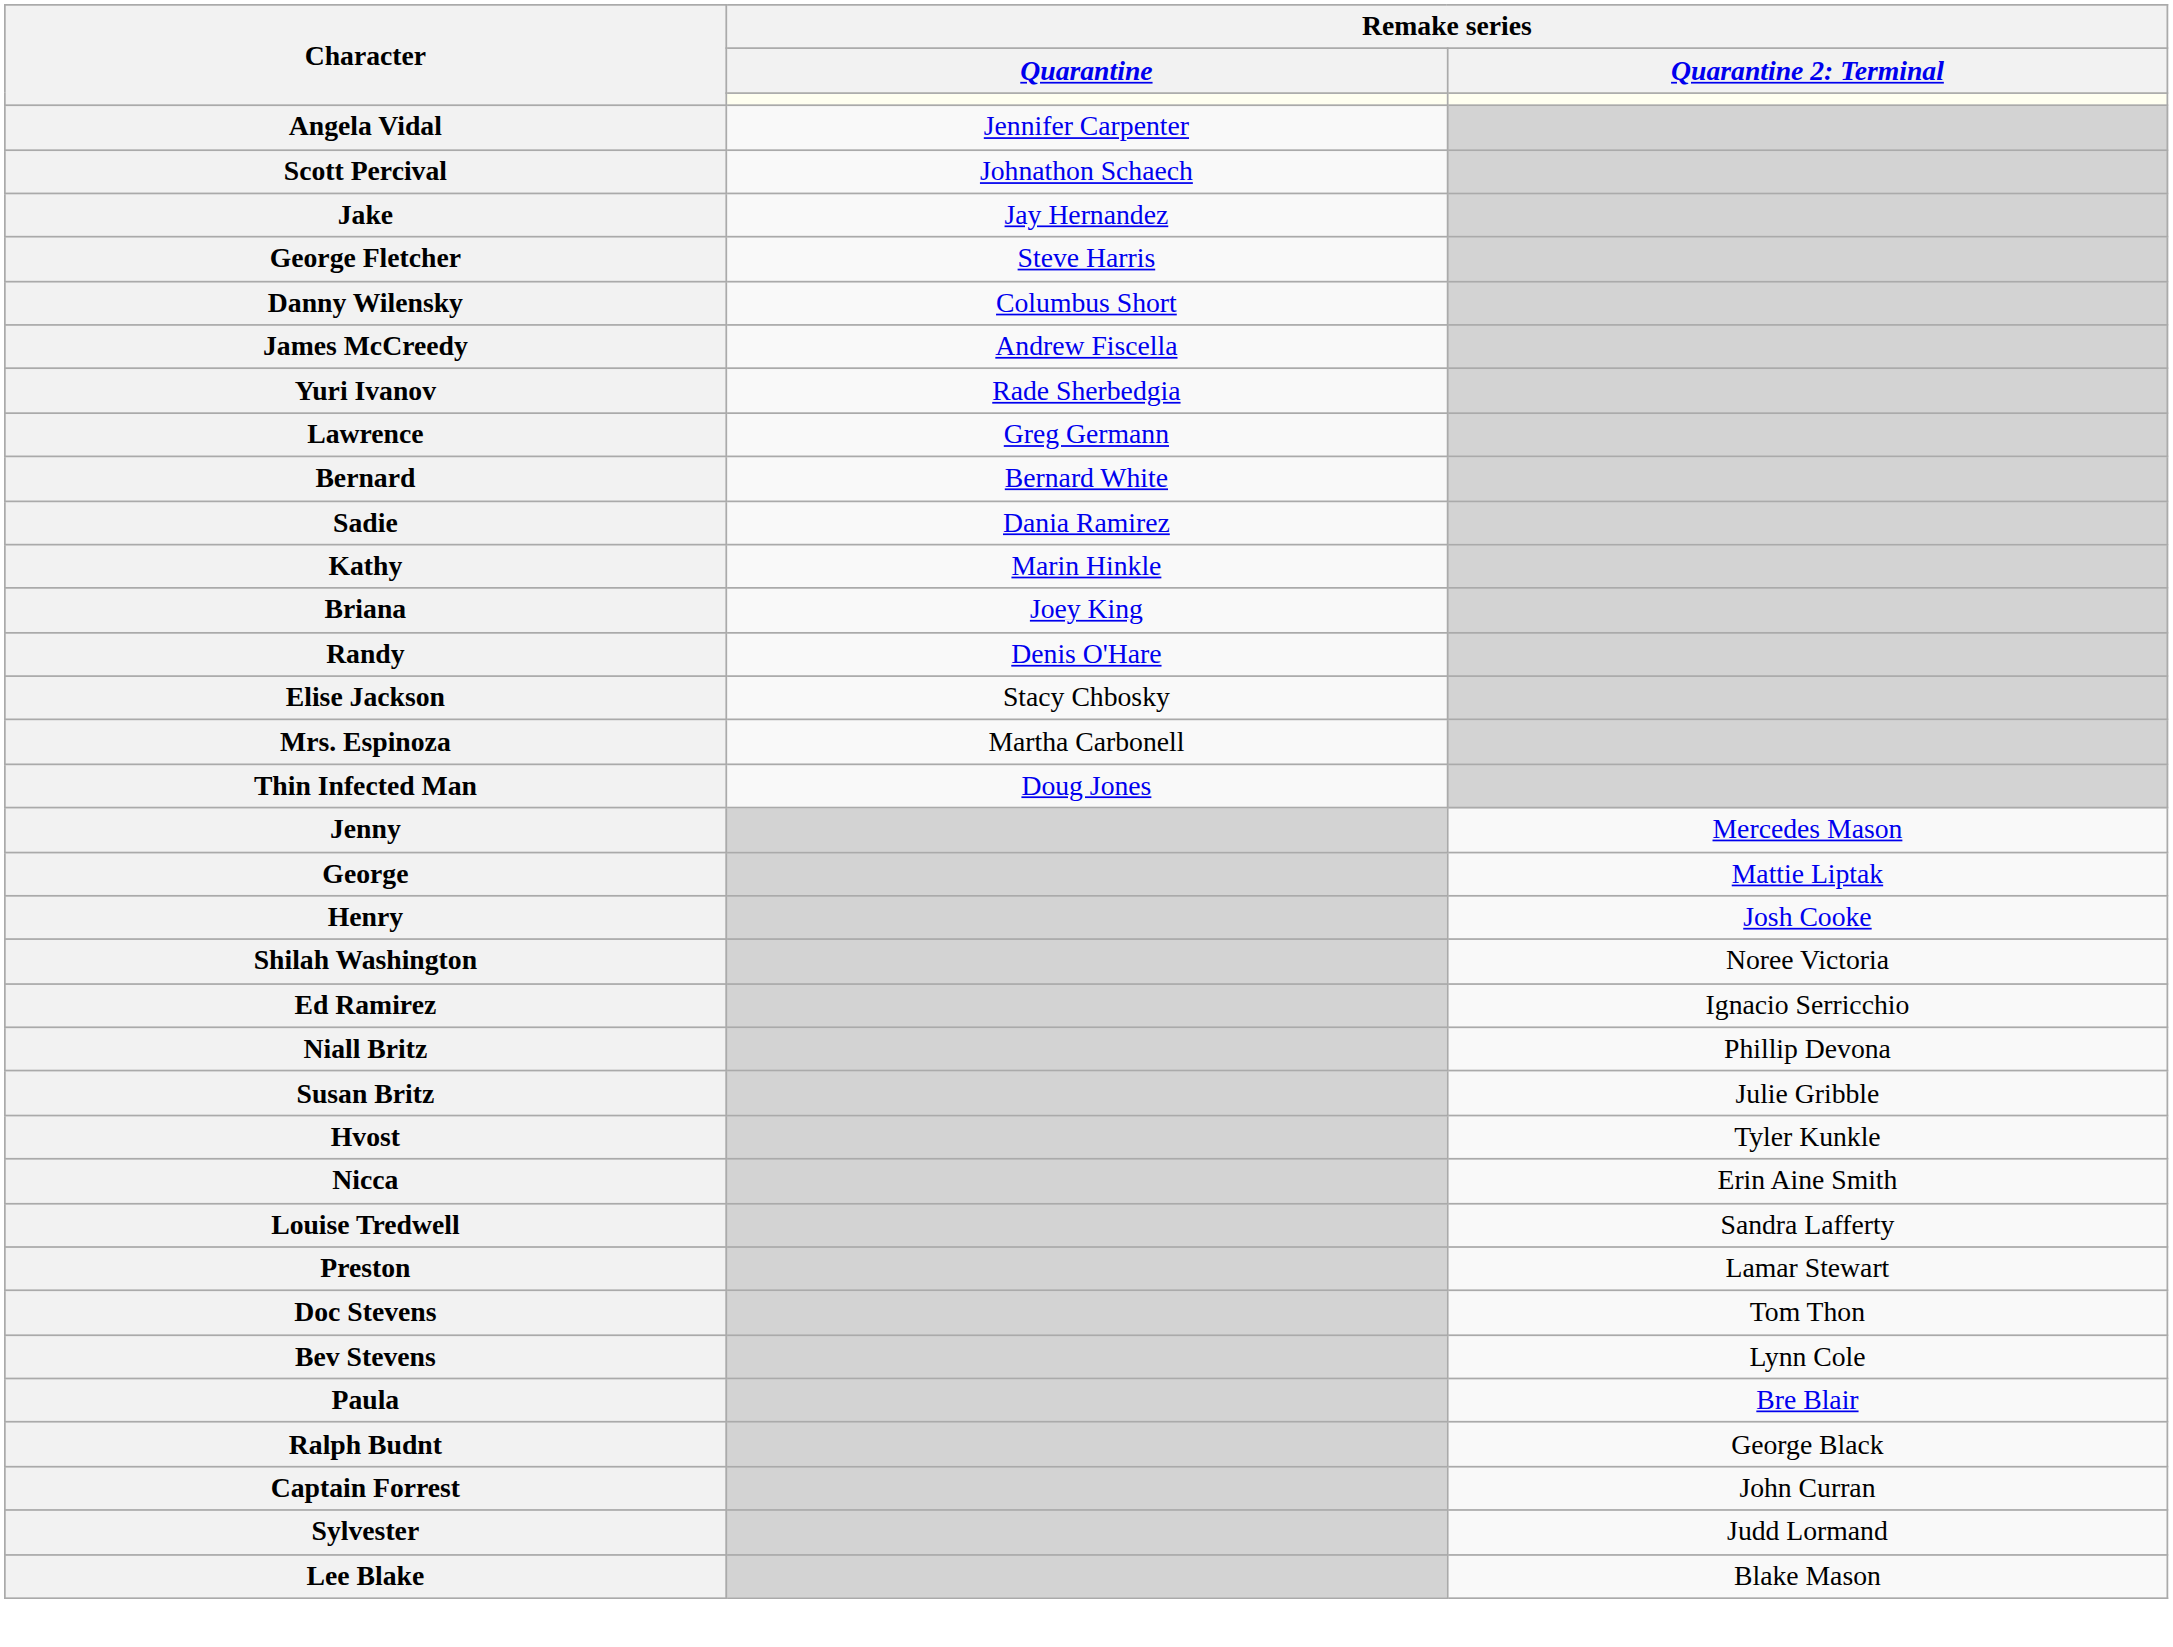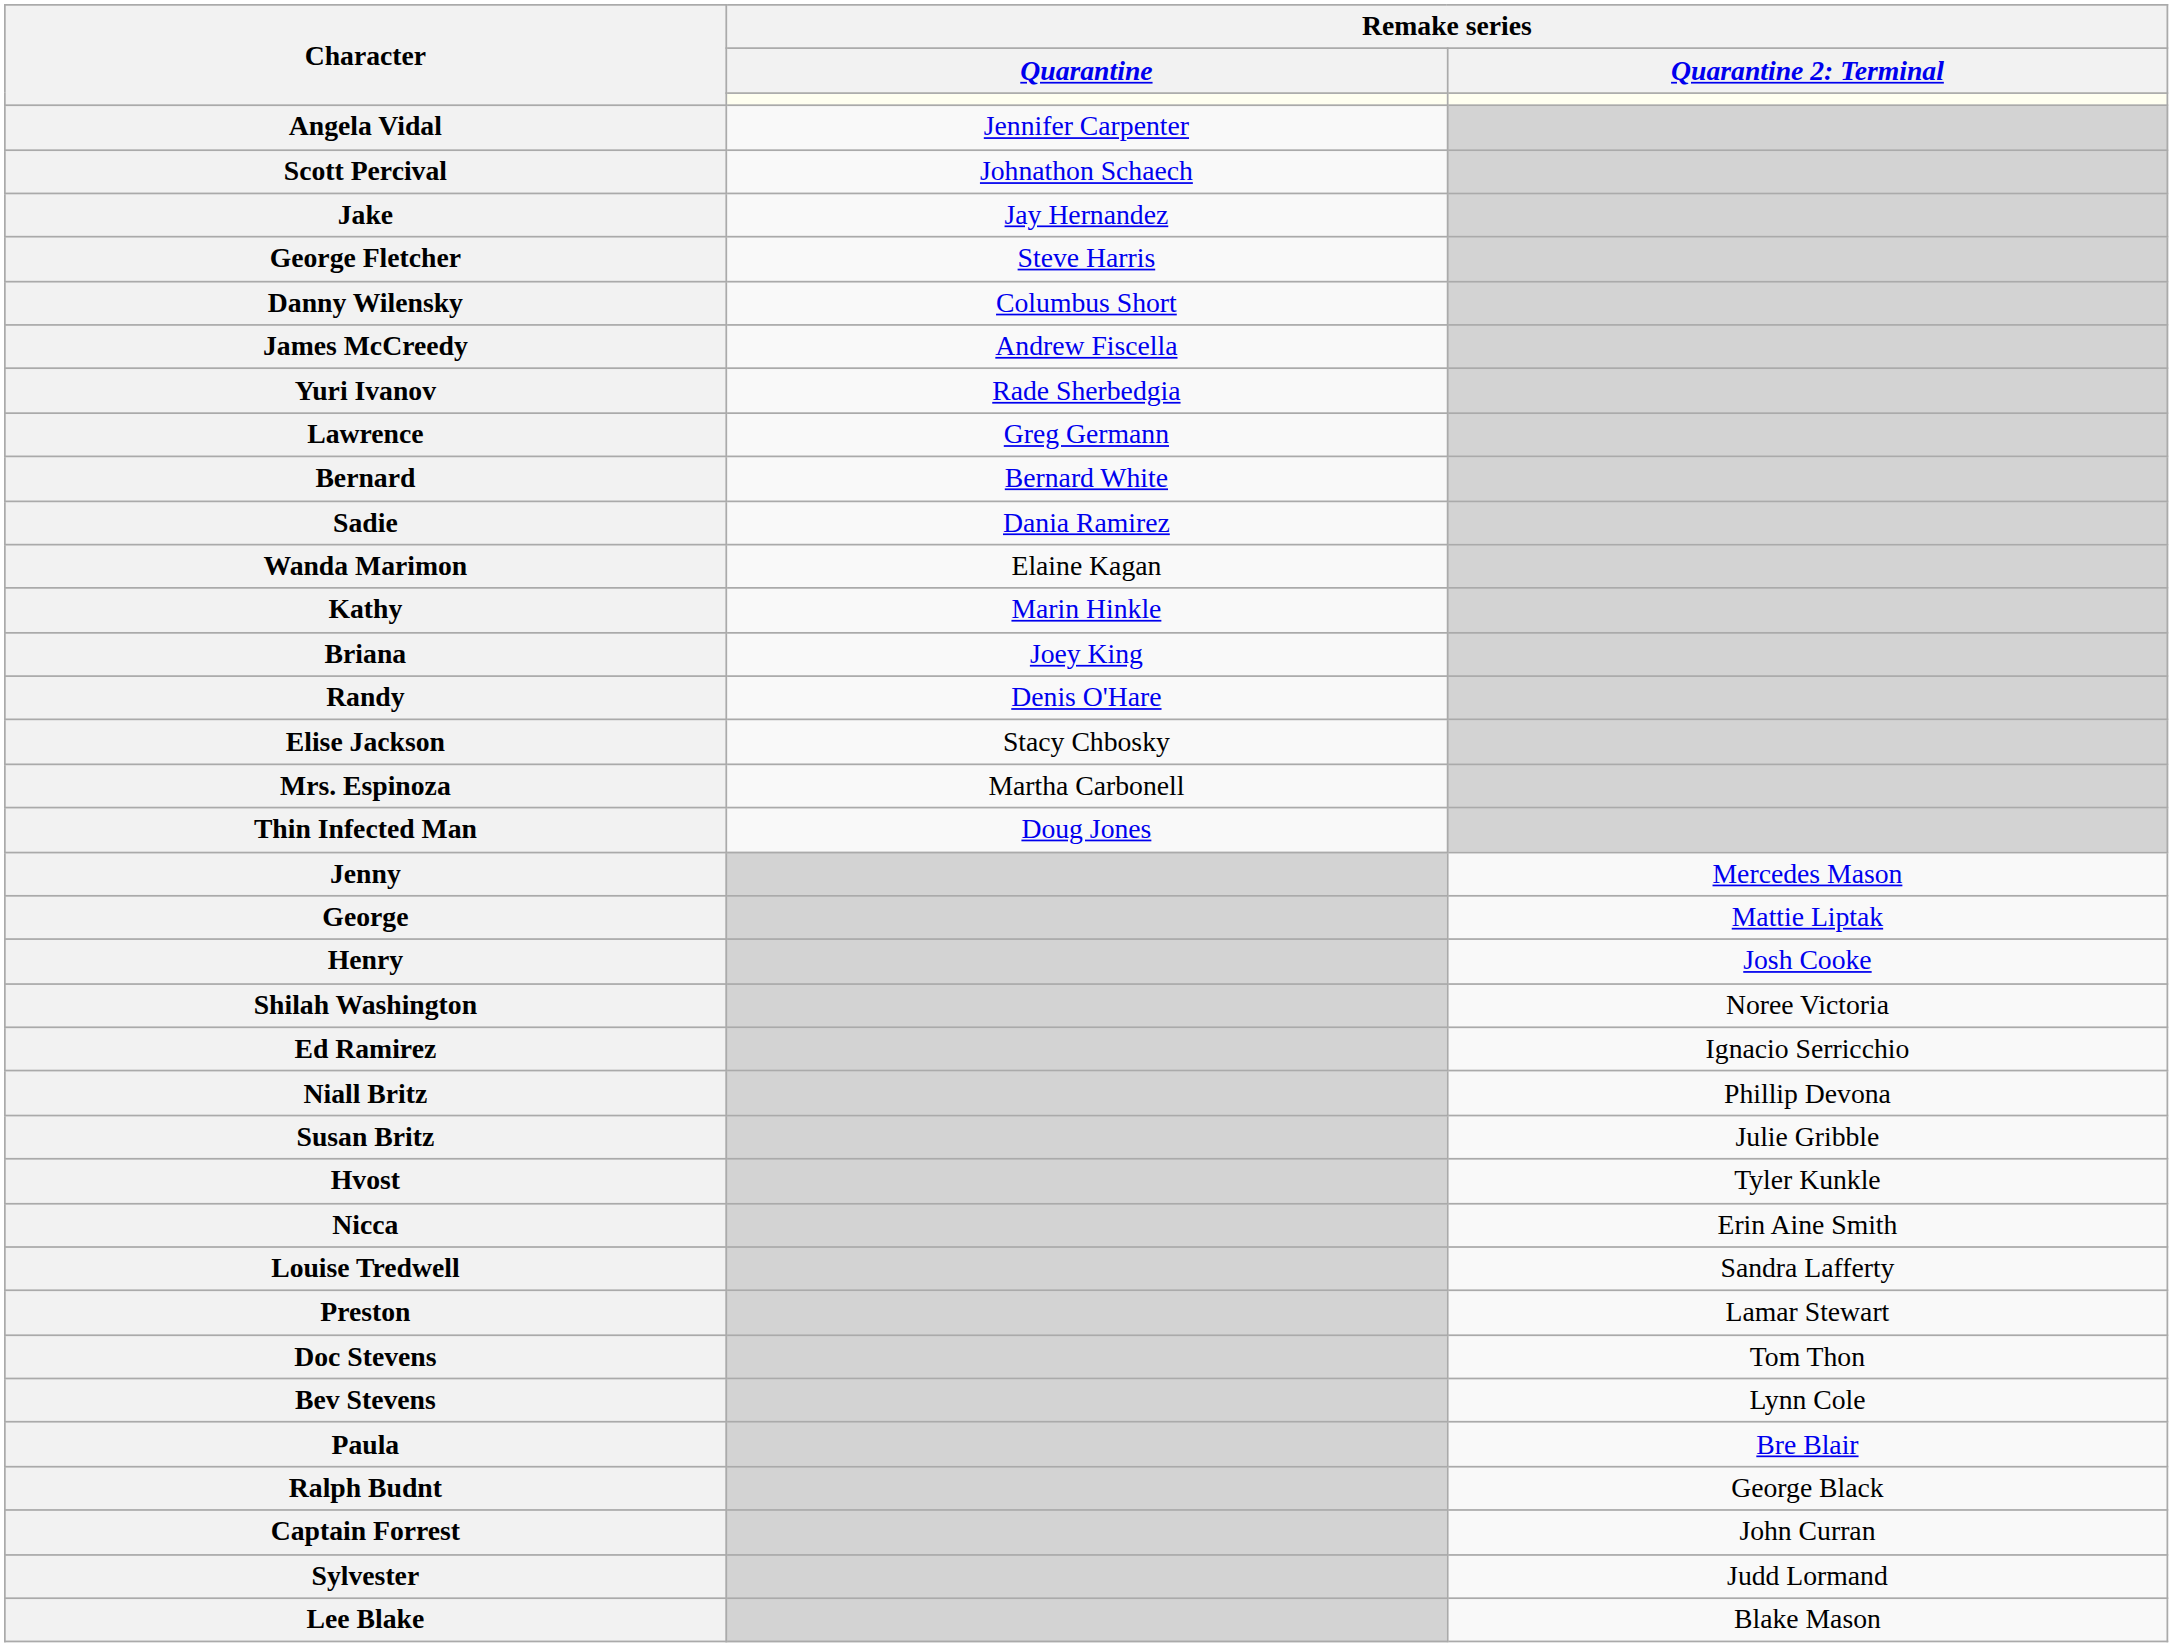+ row: (365, 565)
